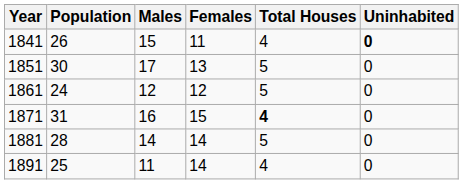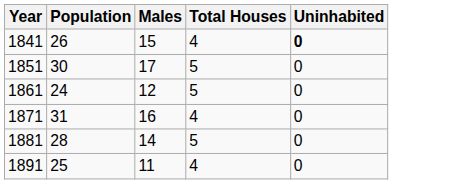- column: (221, 16)
(264, 116) bold -> (194, 116) normal
